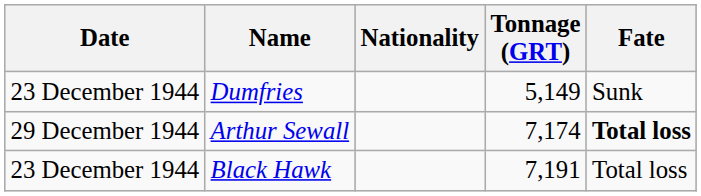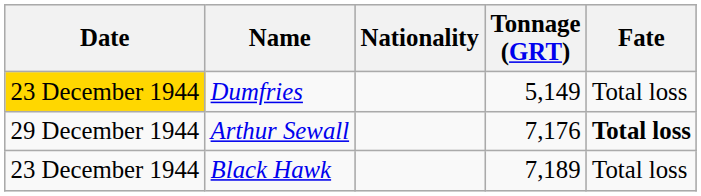(105, 91) no background -> (105, 91) gold background
(617, 91) Sunk -> (640, 91) Total loss
(553, 130) 7,174 -> (553, 130) 7,176
(553, 170) 7,191 -> (553, 170) 7,189
